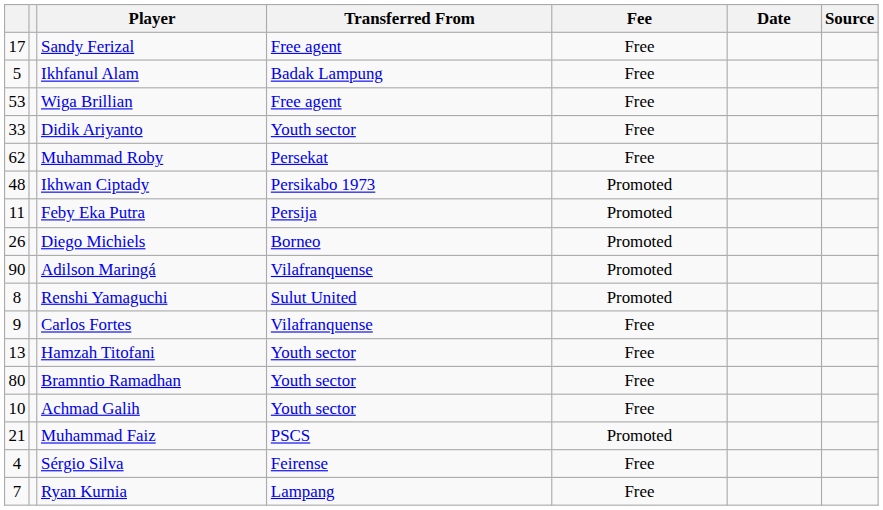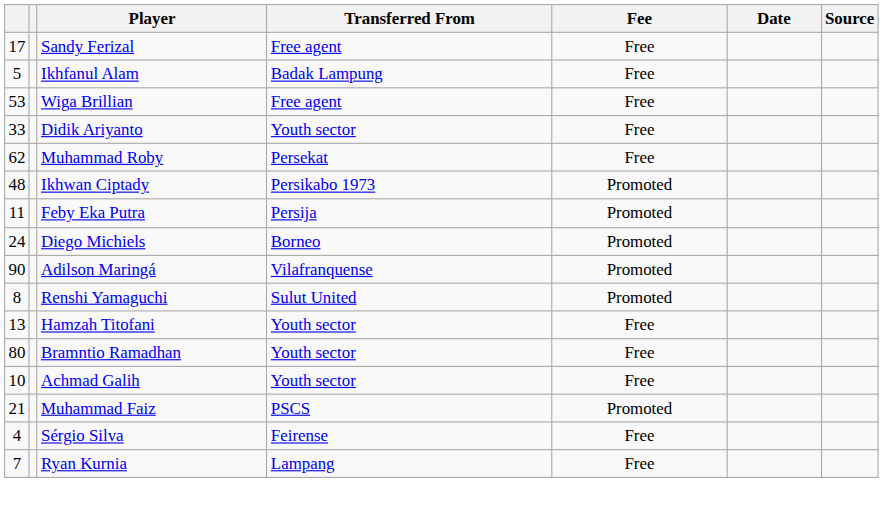(17, 241) 26 -> (17, 241) 24
- row: (86, 324)
